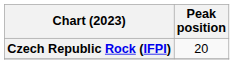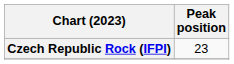(201, 48) 20 -> (201, 48) 23
